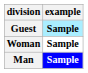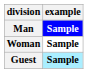rows swapped: (23, 60) <-> (23, 28)
